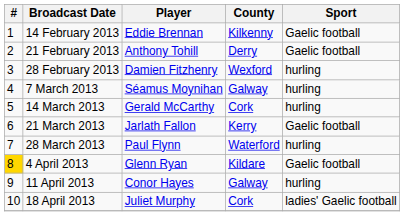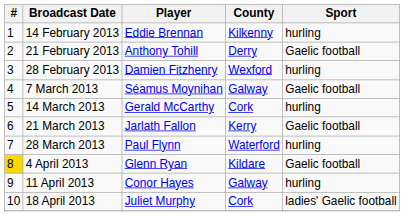(323, 32) Gaelic football -> (303, 32) hurling
(303, 88) hurling -> (323, 88) Gaelic football
